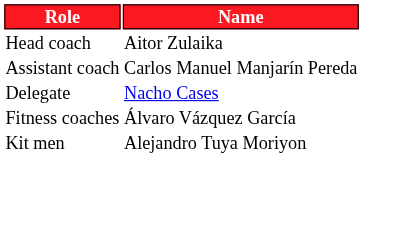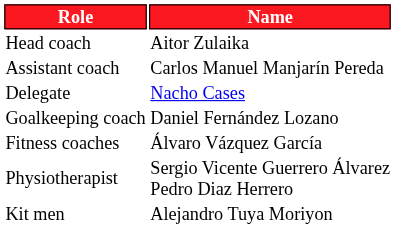+ row: (76, 118)
+ row: (62, 178)
